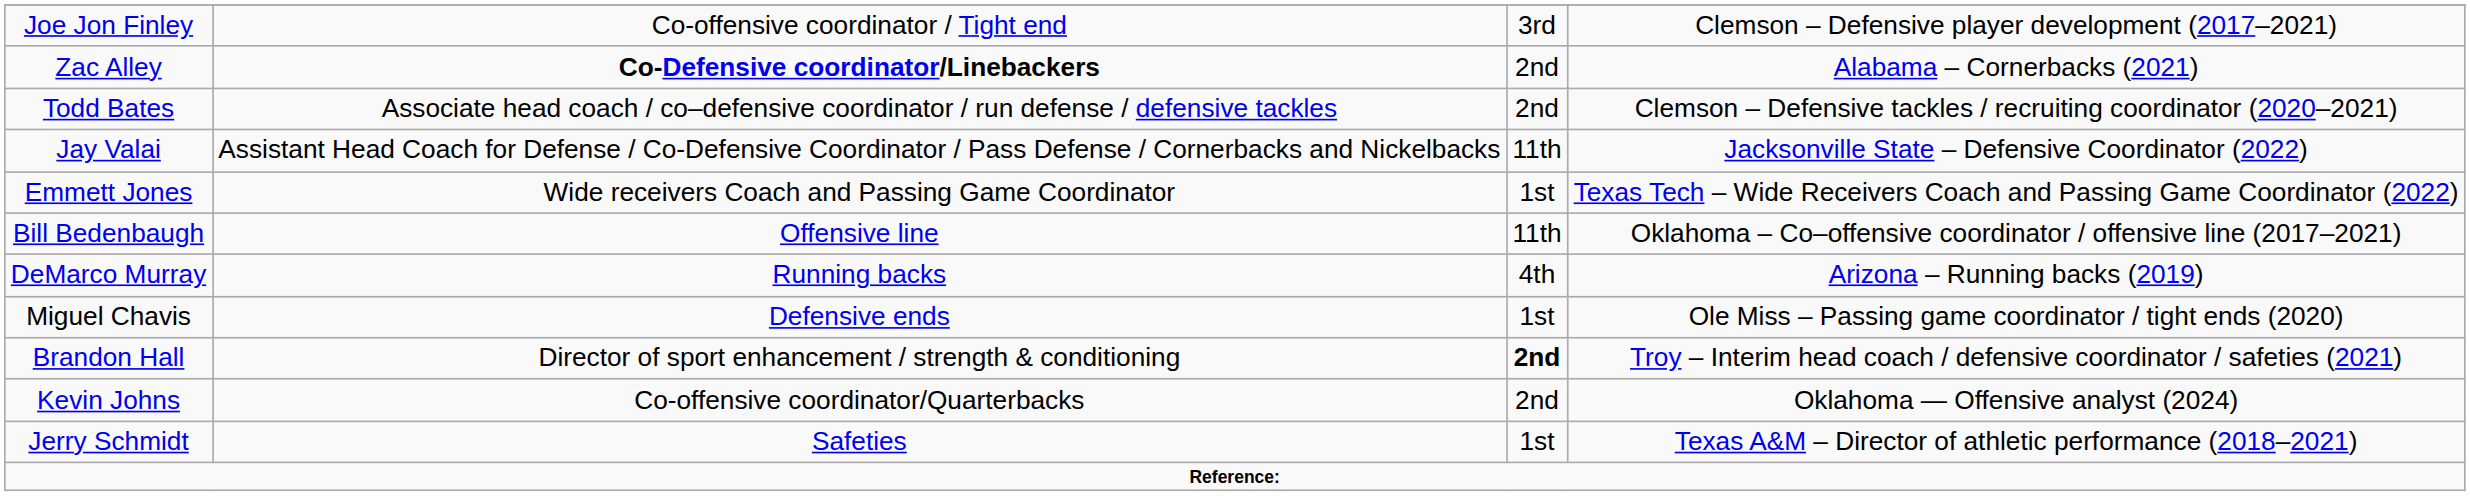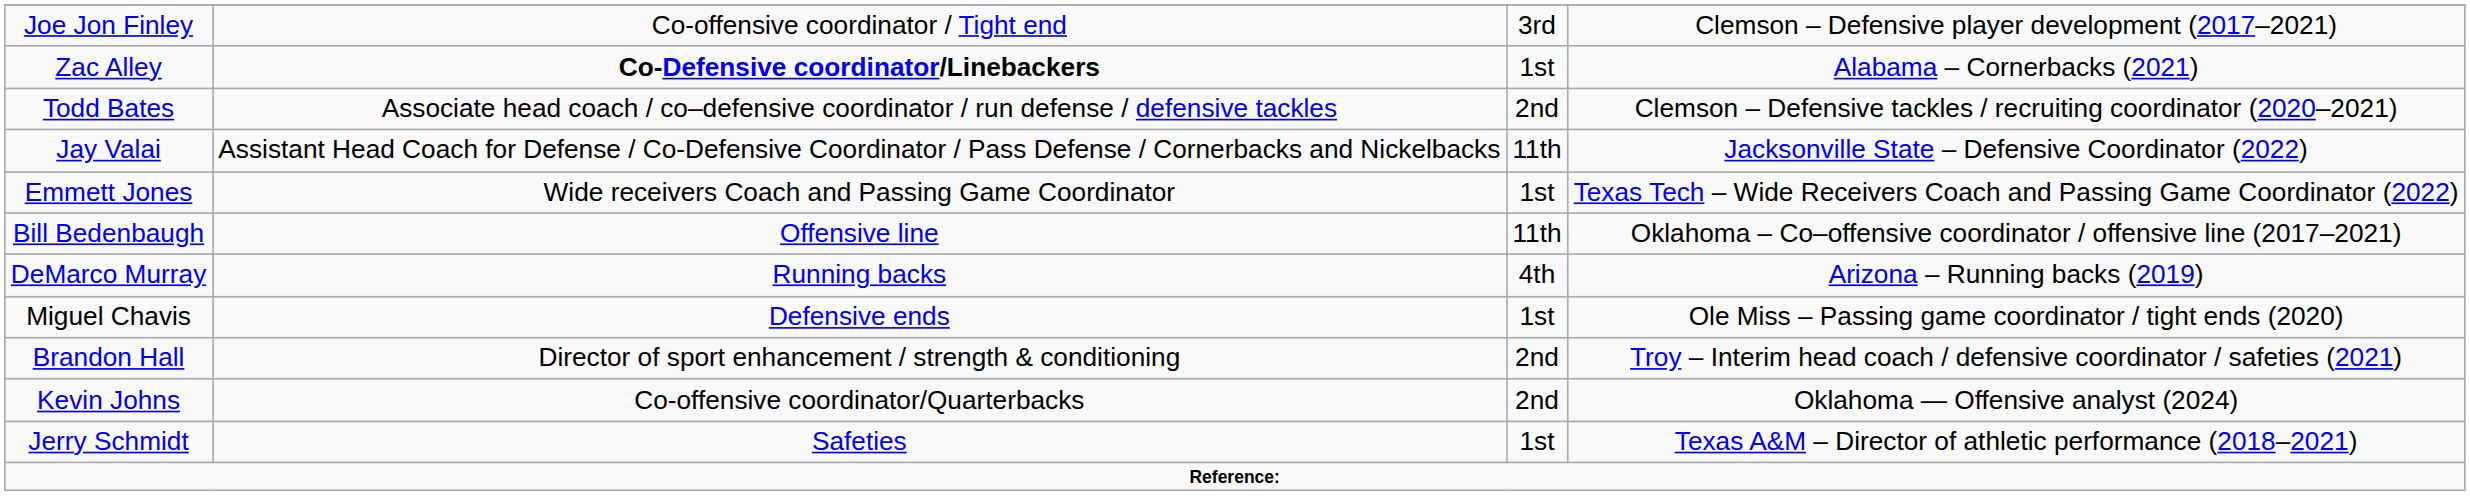(1537, 66) 2nd -> (1537, 66) 1st
(1537, 358) bold -> (1537, 358) normal
